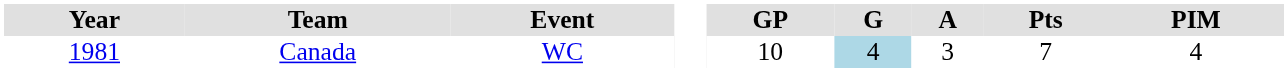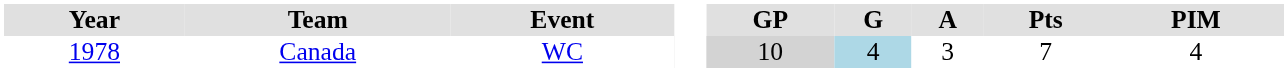(94, 51) 1981 -> (94, 51) 1978
(770, 51) no background -> (770, 51) lightgrey background
